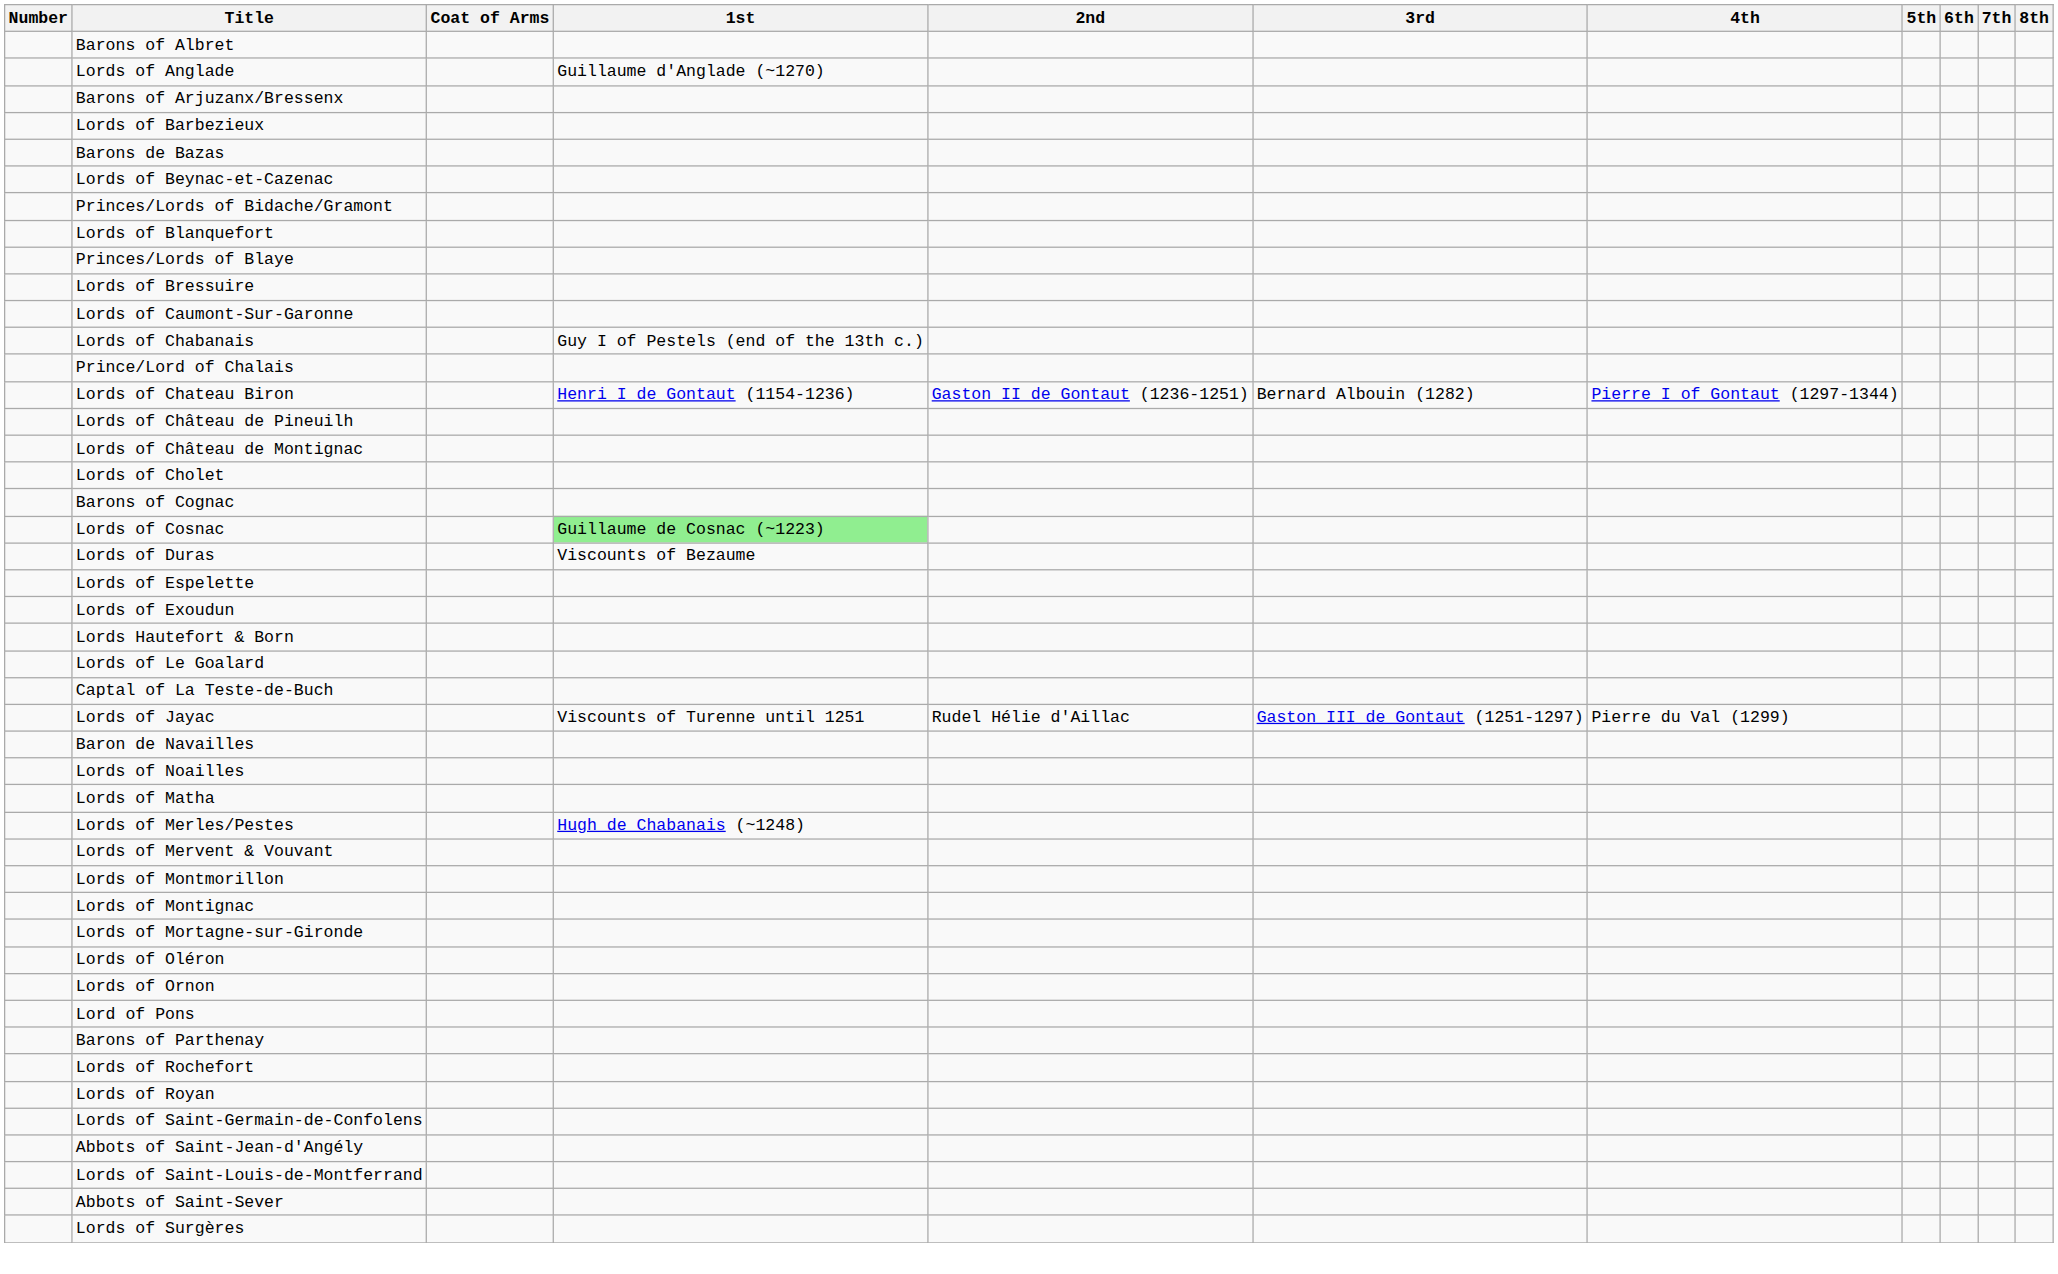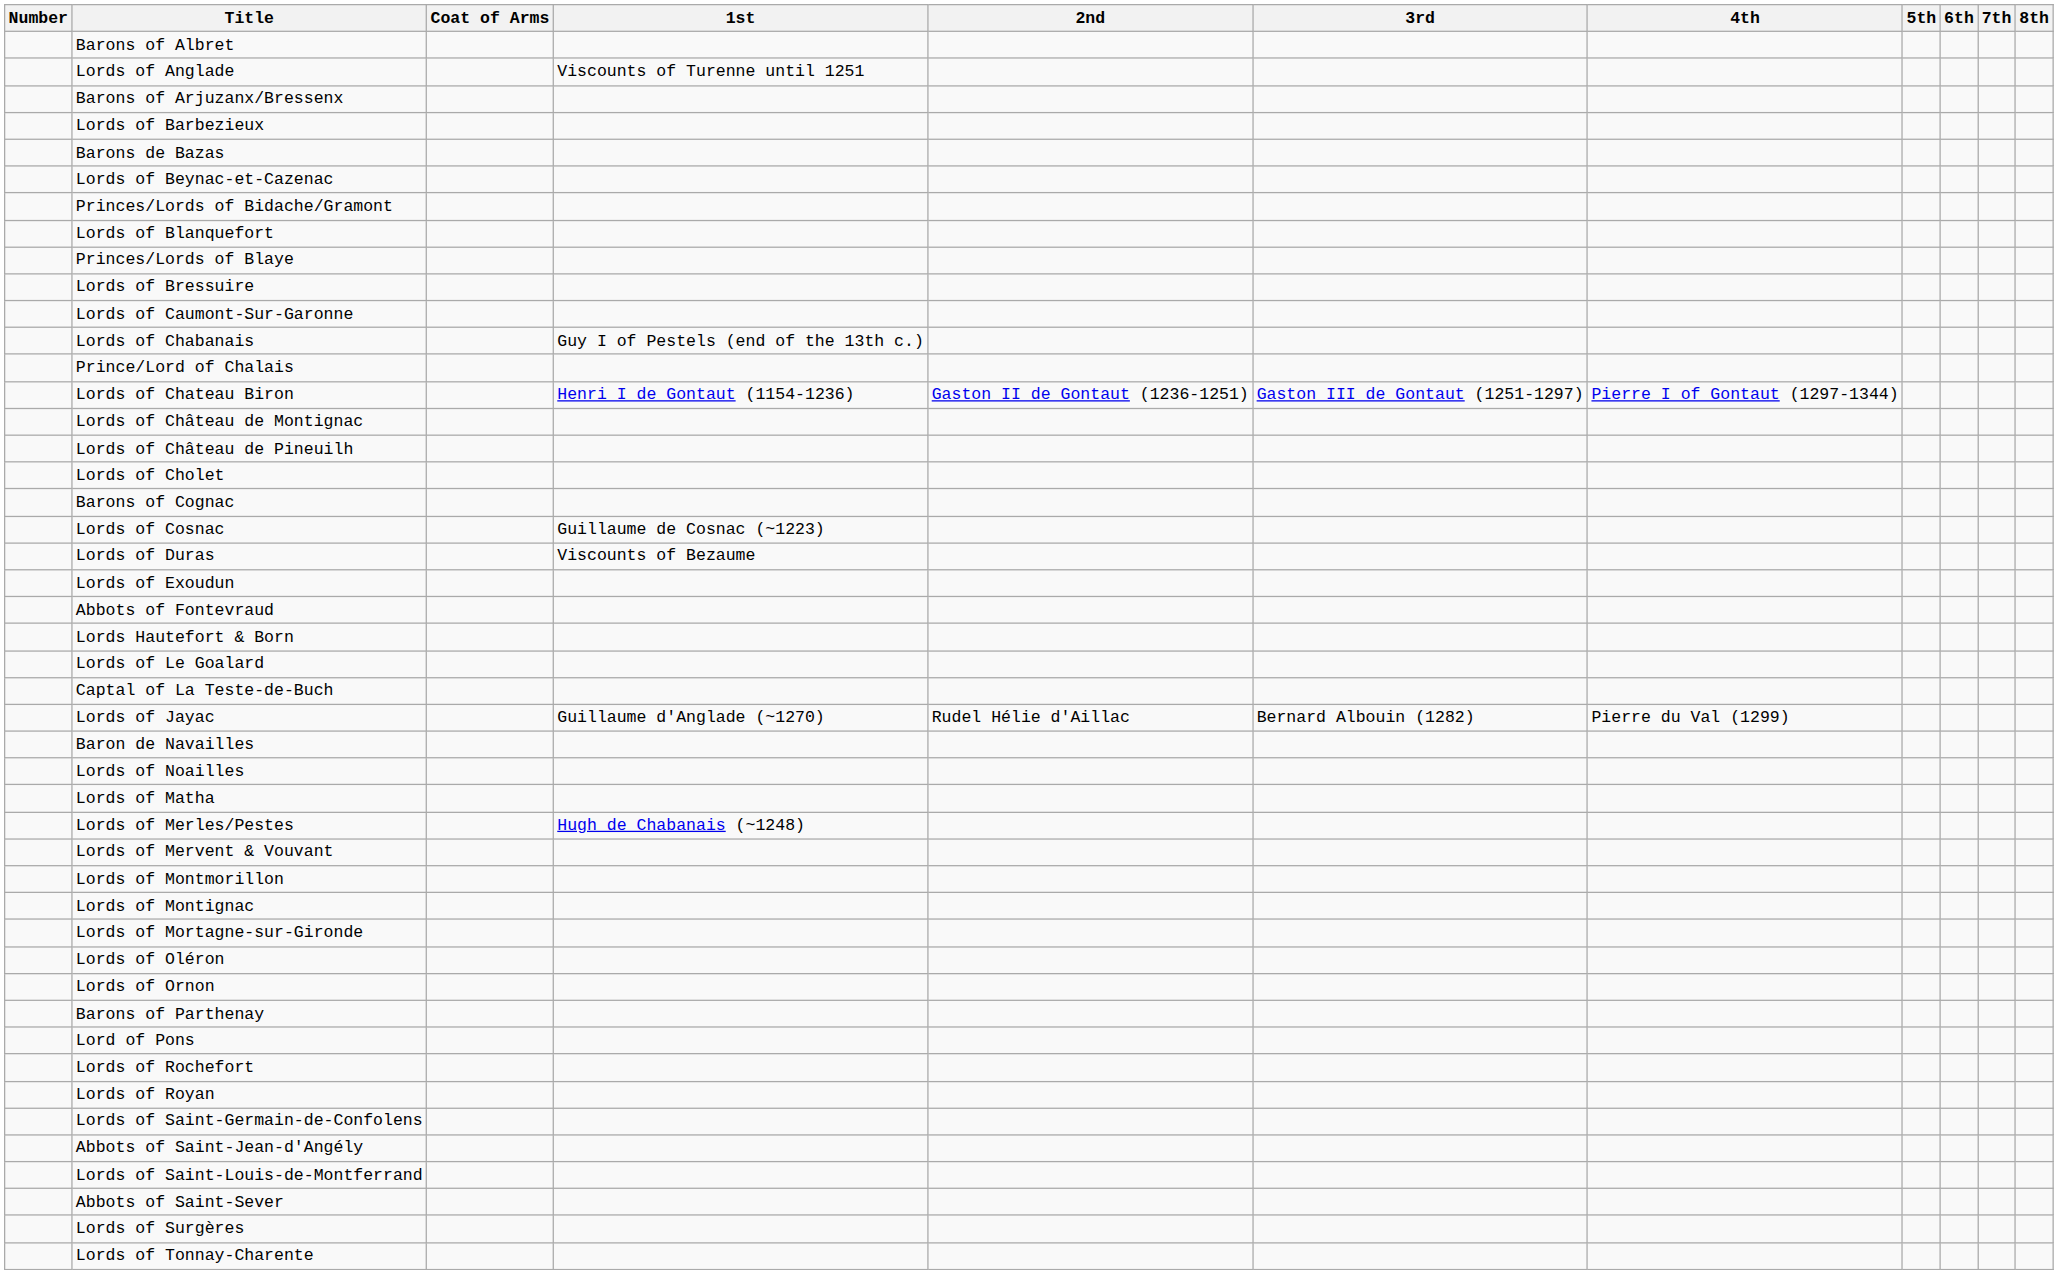(691, 72) Guillaume d'Anglade (~1270) -> (711, 72) Viscounts of Turenne until 1251
(1366, 395) Bernard Albouin (1282) -> (1420, 395) Gaston III de Gontaut (1251-1297)
rows swapped: (220, 449) <-> (215, 422)
(691, 529) lightgreen background -> (691, 529) no background
- row: (165, 583)
+ row: (175, 610)
(711, 718) Viscounts of Turenne until 1251 -> (691, 718) Guillaume d'Anglade (~1270)
(1420, 718) Gaston III de Gontaut (1251-1297) -> (1366, 718) Bernard Albouin (1282)
rows swapped: (170, 1041) <-> (135, 1014)
+ row: (195, 1256)
